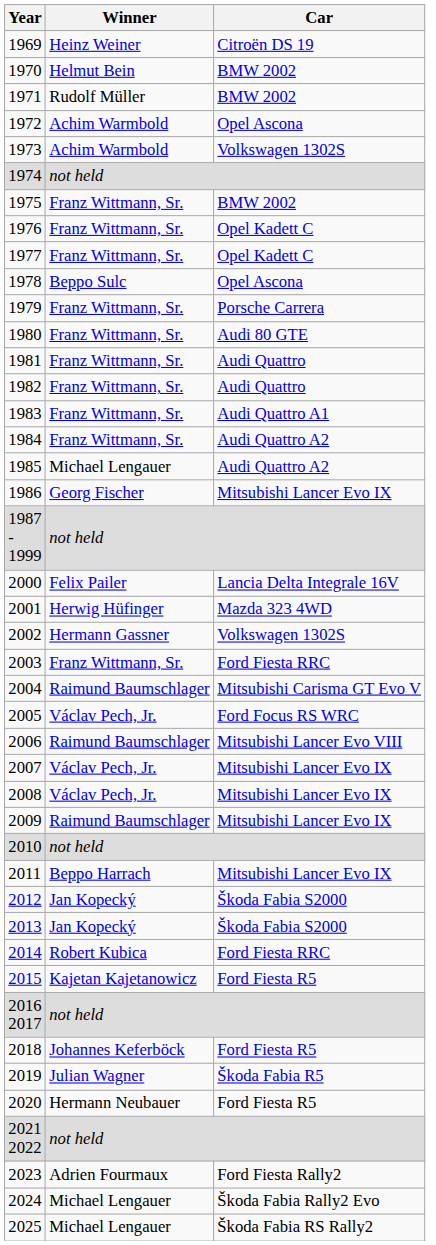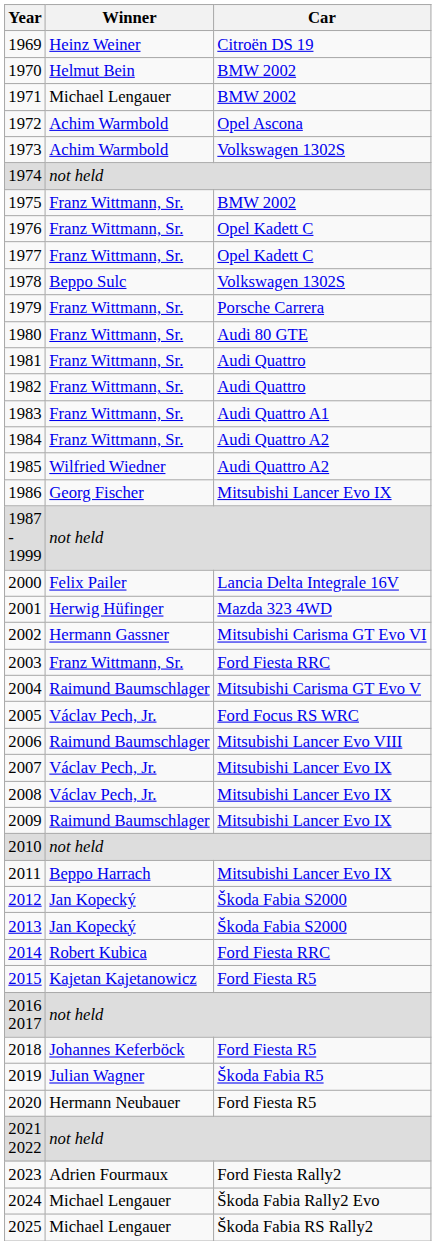(97, 96) Rudolf Müller -> (110, 96) Michael Lengauer
(260, 281) Opel Ascona -> (281, 281) Volkswagen 1302S
(110, 466) Michael Lengauer -> (107, 466) Wilfried Wiedner
(281, 635) Volkswagen 1302S -> (322, 635) Mitsubishi Carisma GT Evo VI
